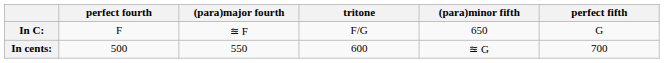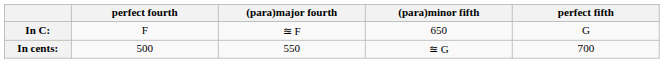- column: (359, 13)
